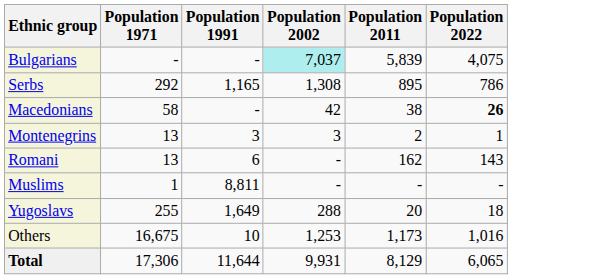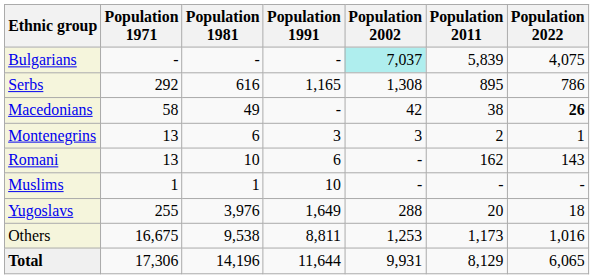+ column: (223, 25)
(242, 185) 8,811 -> (333, 185) 10
(252, 235) 10 -> (323, 235) 8,811
